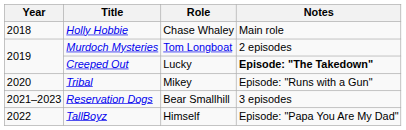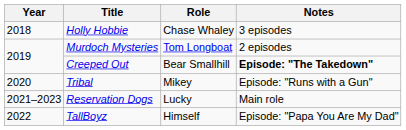(261, 30) Main role -> (265, 30) 3 episodes
(177, 64) Lucky -> (197, 64) Bear Smallhill
(197, 99) Bear Smallhill -> (177, 99) Lucky
(265, 99) 3 episodes -> (261, 99) Main role
